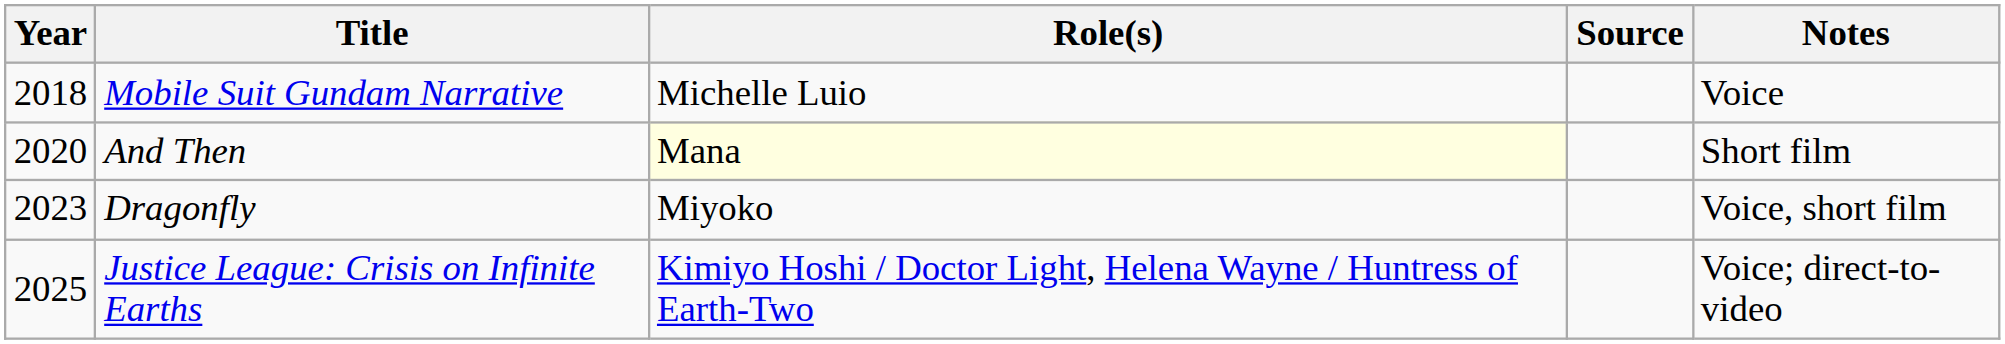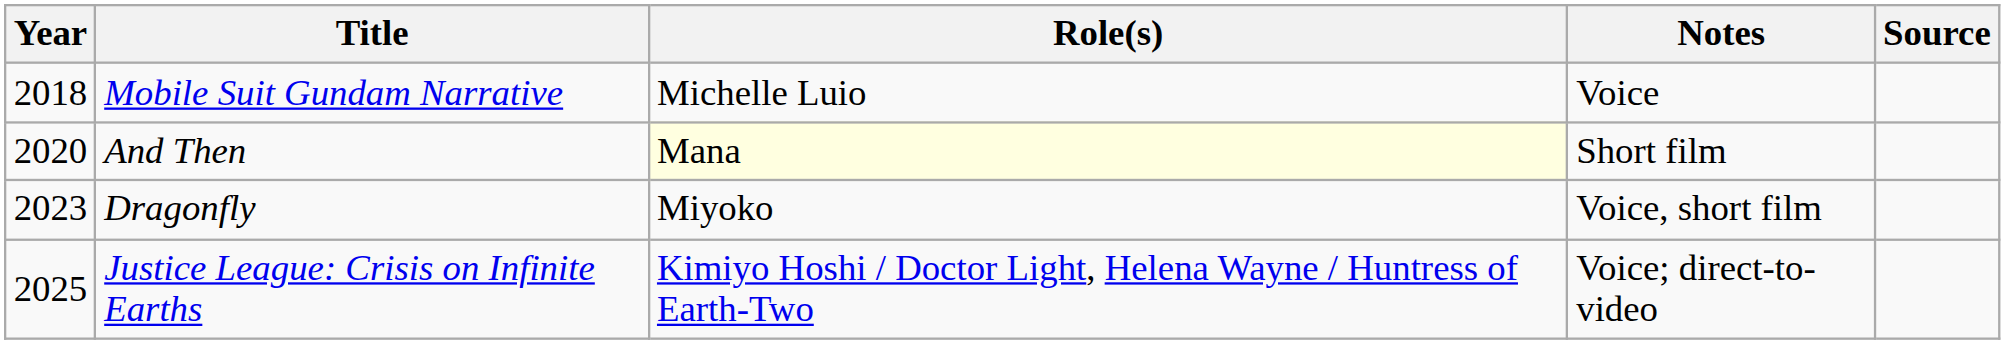columns swapped: (1846, 33) <-> (1630, 33)
